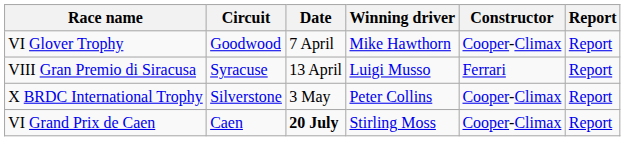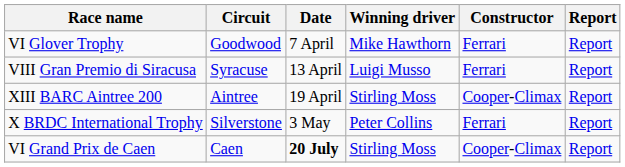(512, 44) Cooper-Climax -> (484, 44) Ferrari
+ row: (85, 96)
(512, 96) Cooper-Climax -> (484, 123) Ferrari
